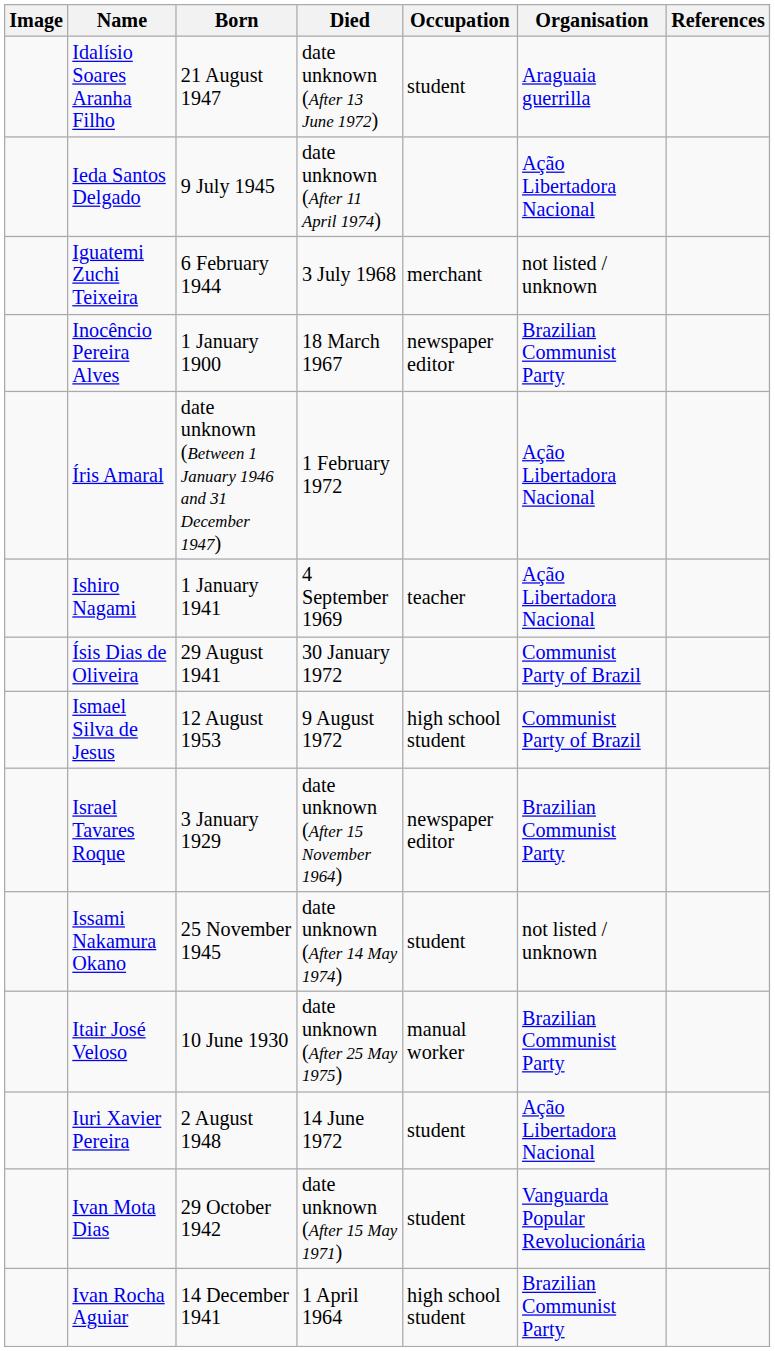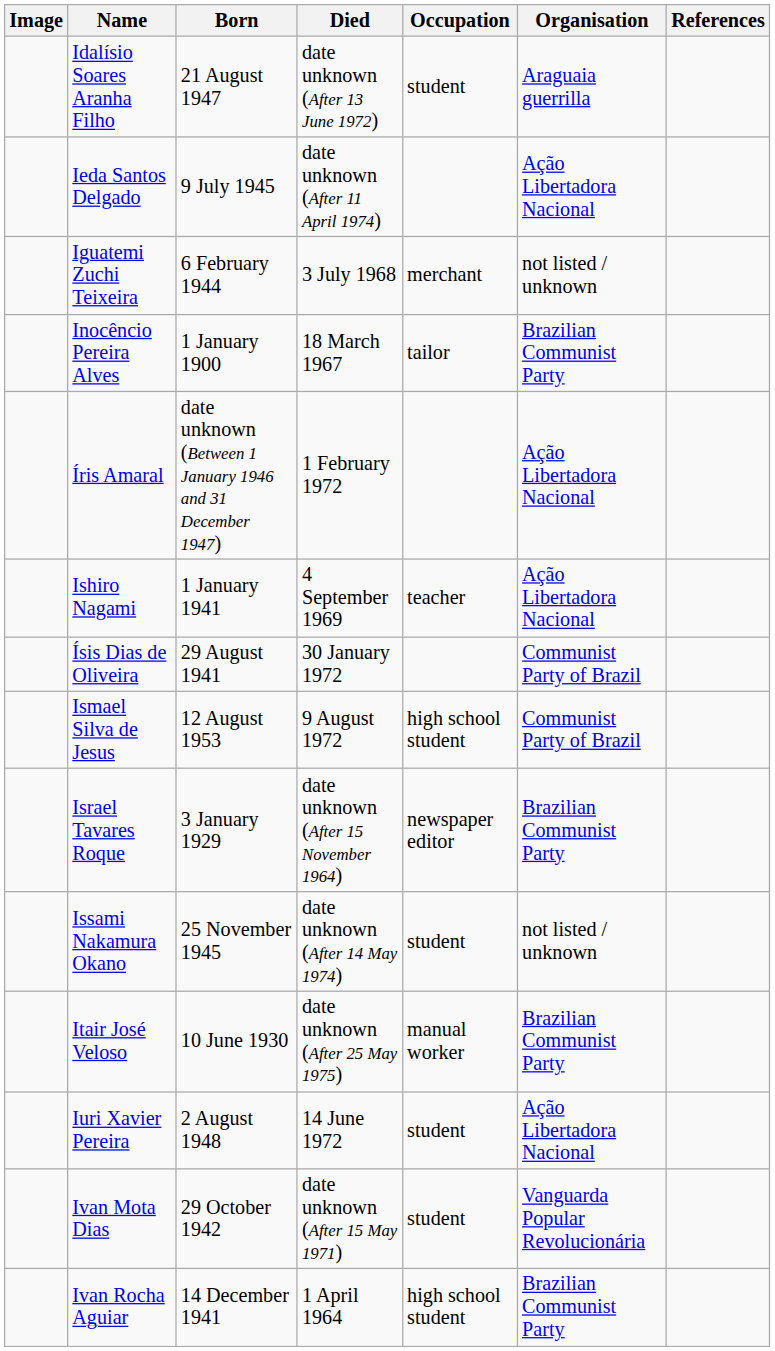(450, 352) newspaper editor -> (428, 352) tailor
